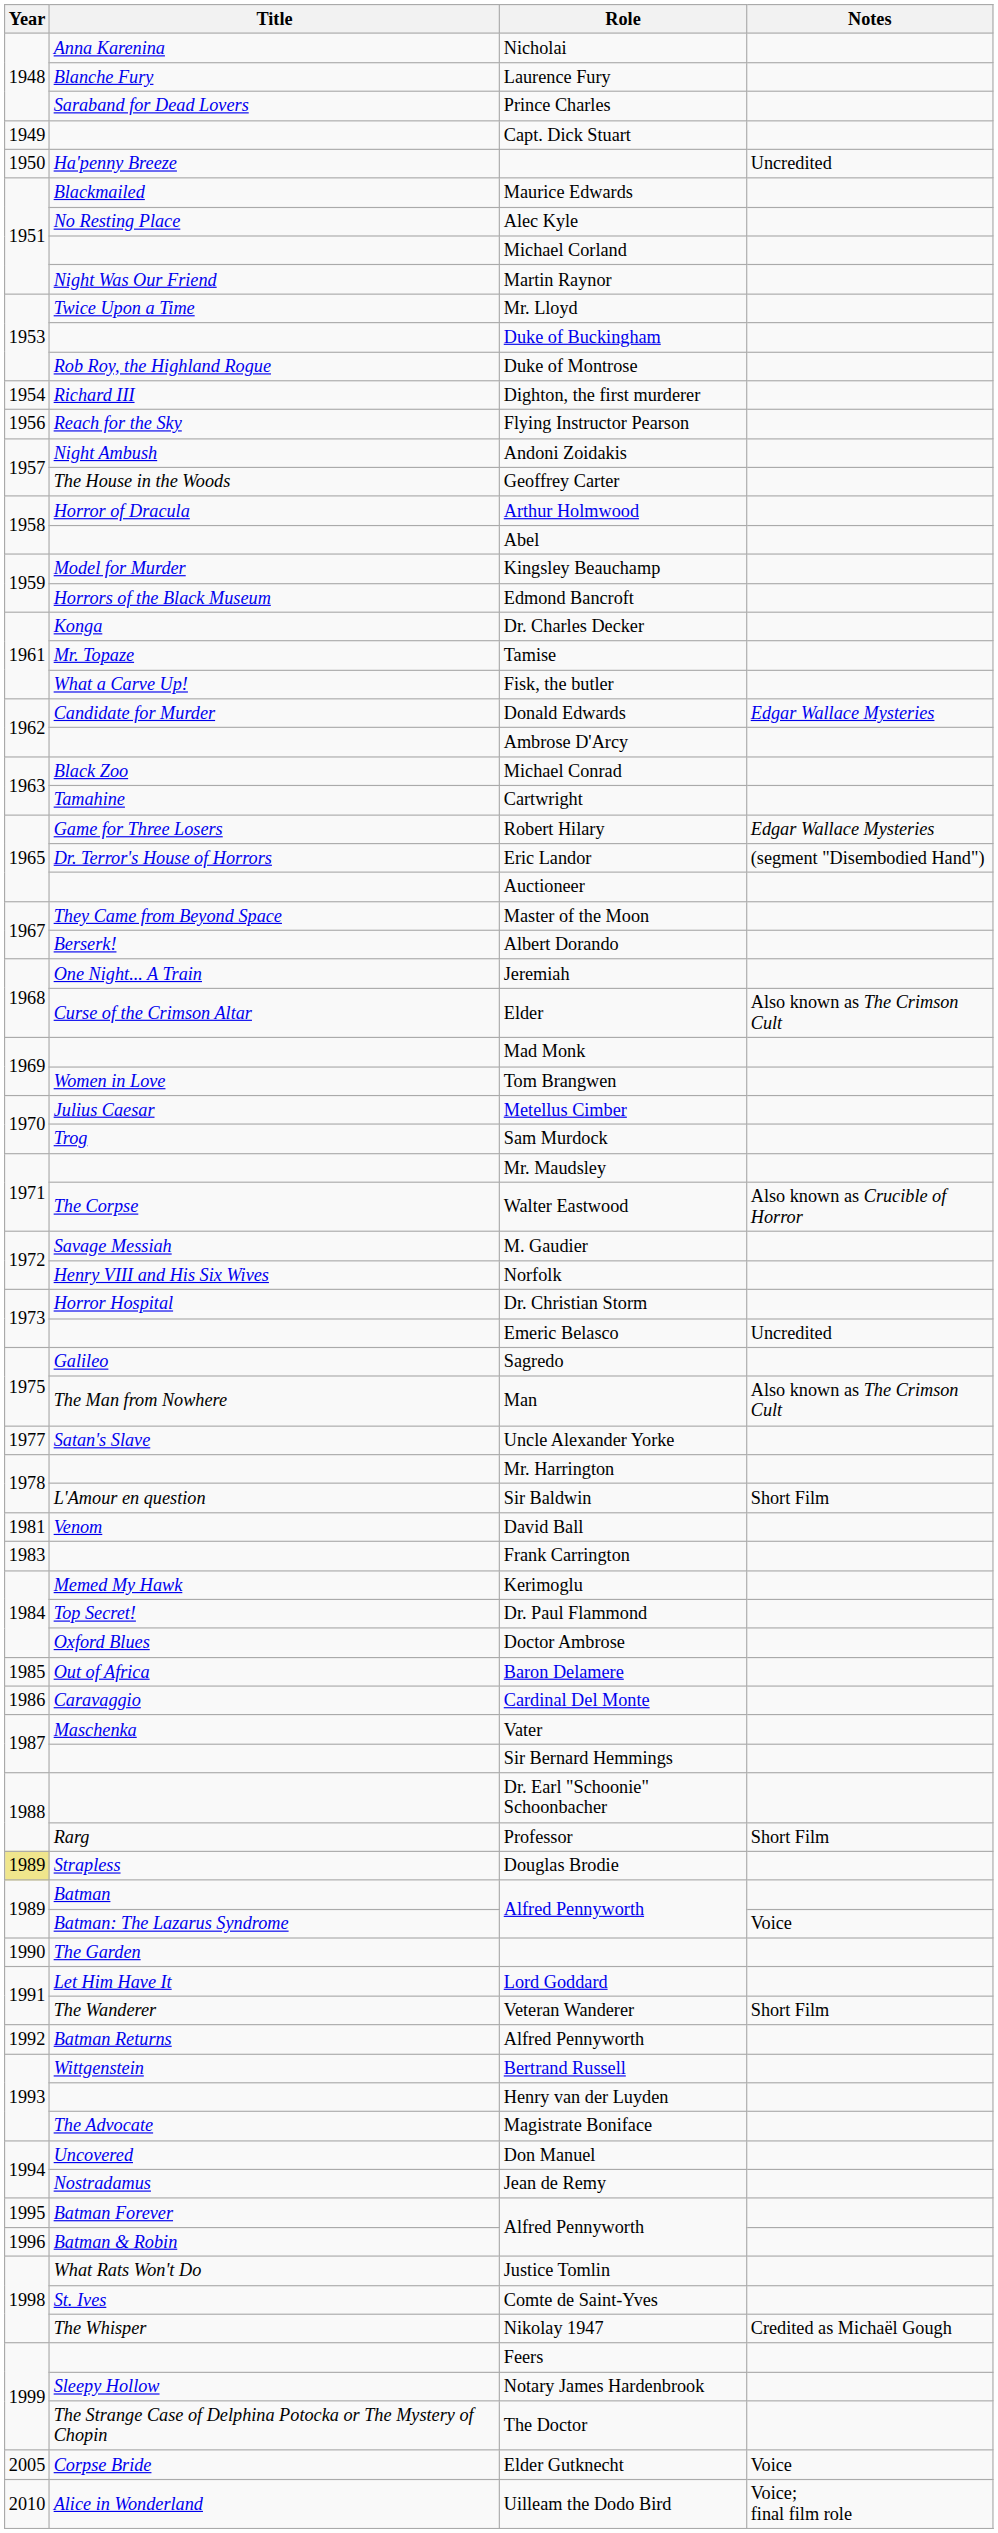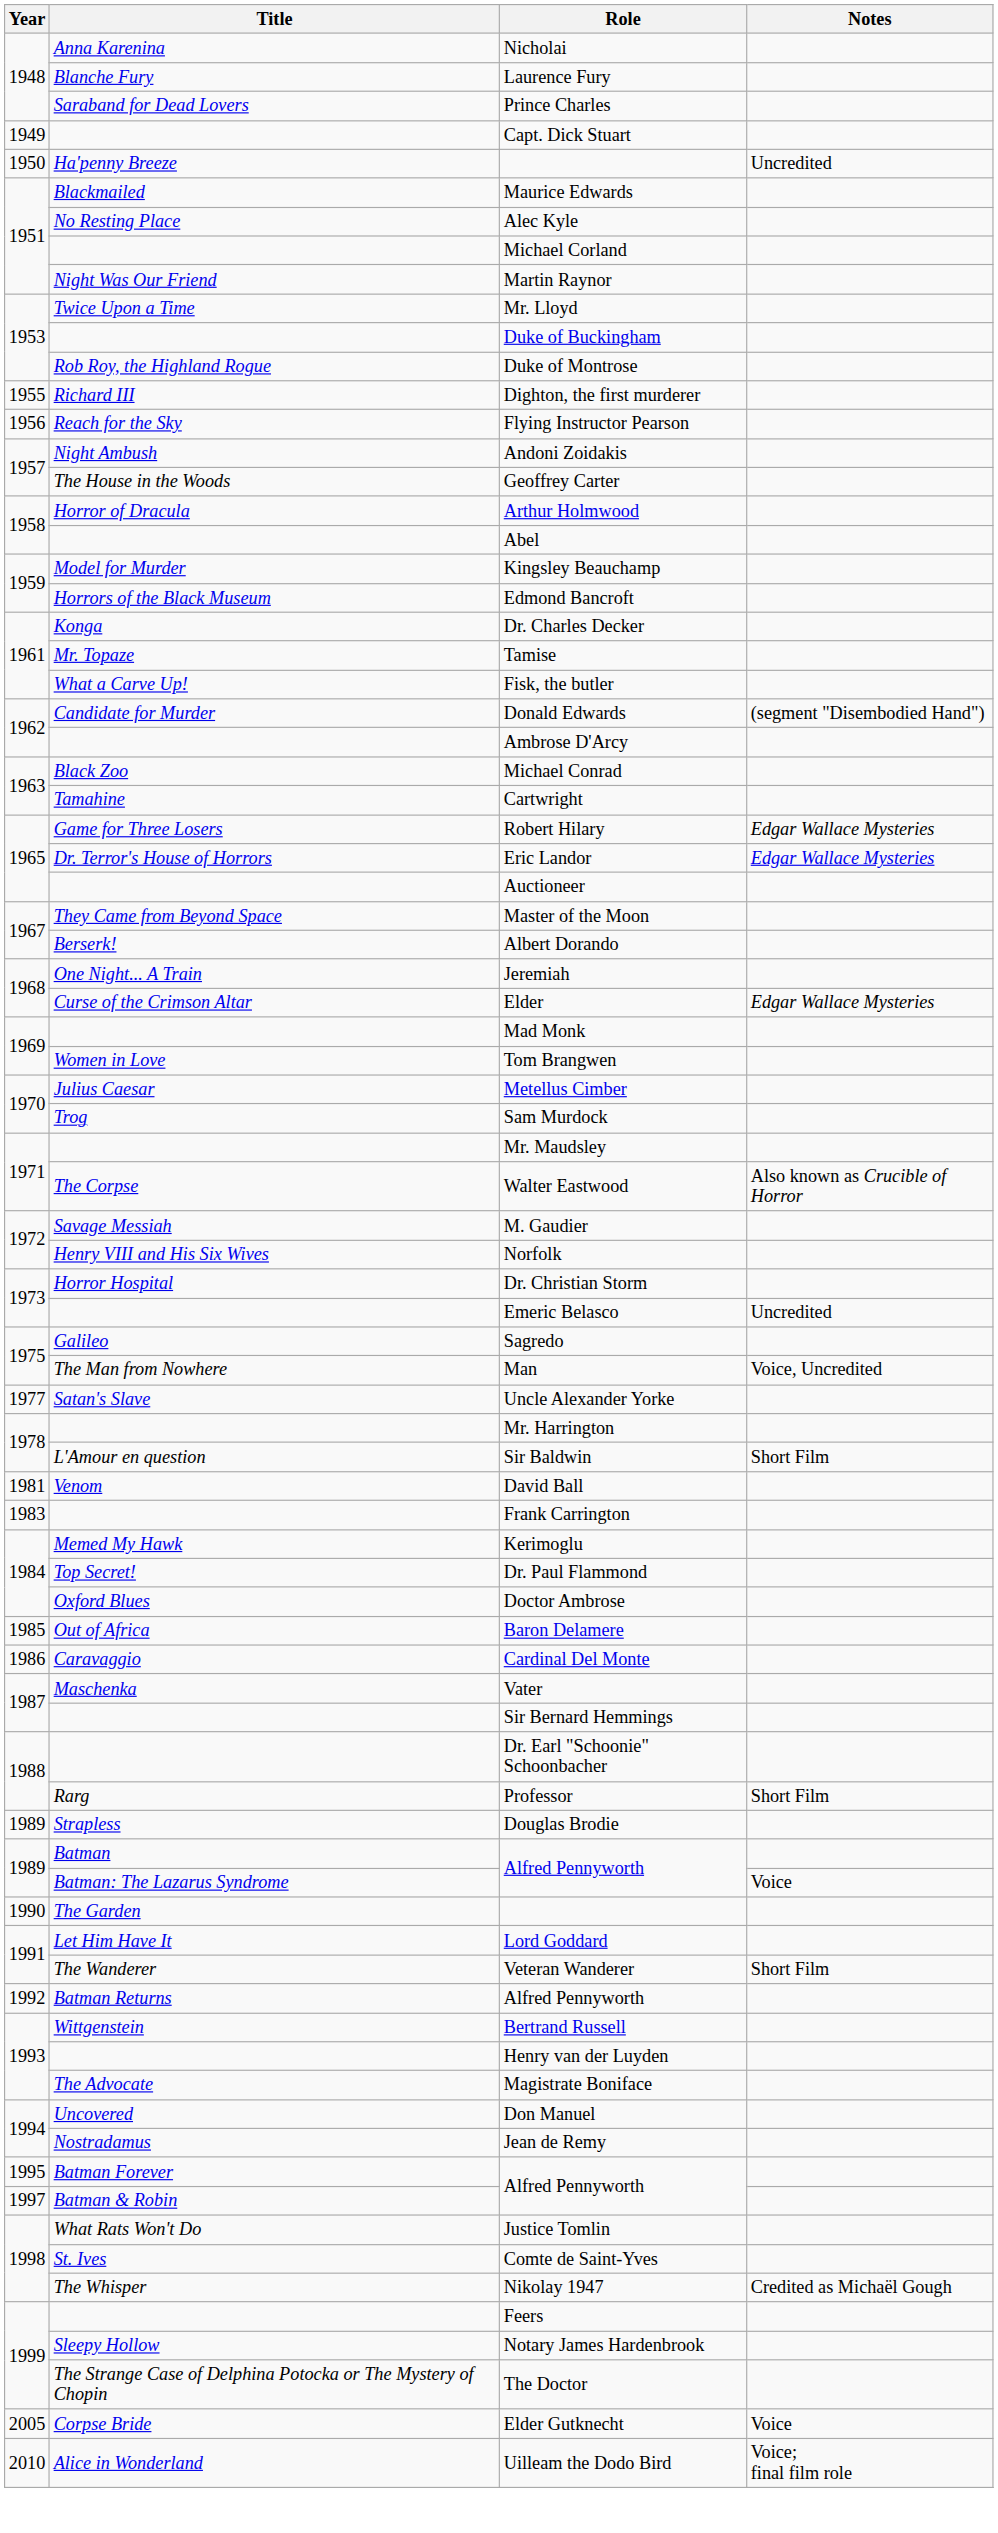(27, 395) 1954 -> (27, 395) 1955
(843, 713) Edgar Wallace Mysteries -> (868, 713) (segment "Disembodied Hand")
(868, 857) (segment "Disembodied Hand") -> (843, 857) Edgar Wallace Mysteries
(855, 1012) Also known as The Crimson Cult -> (843, 1002) Edgar Wallace Mysteries
(855, 1400) Also known as The Crimson Cult -> (816, 1370) Voice, Uncredited
(27, 1865) khaki background -> (27, 1824) no background
(27, 2241) 1996 -> (27, 2200) 1997
